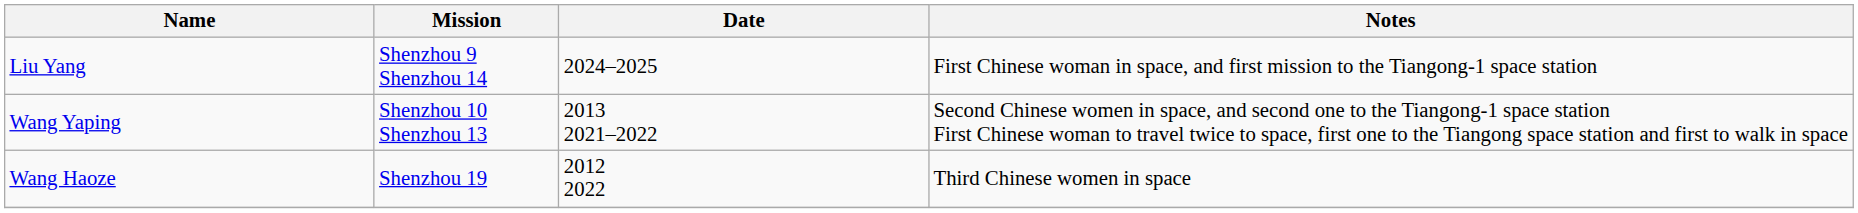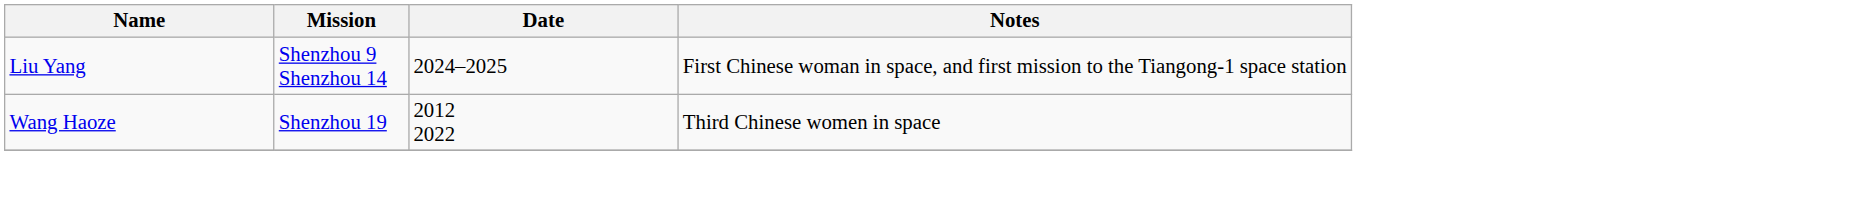- row: (65, 122)
